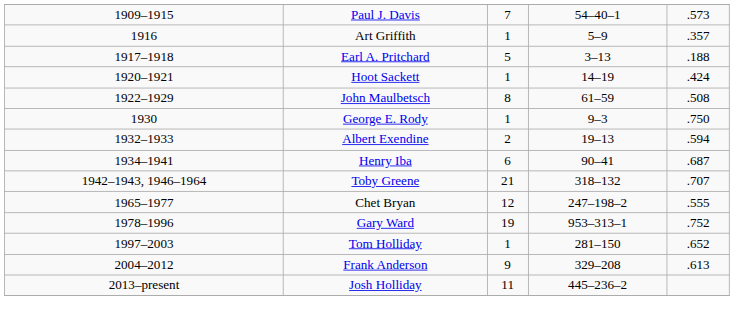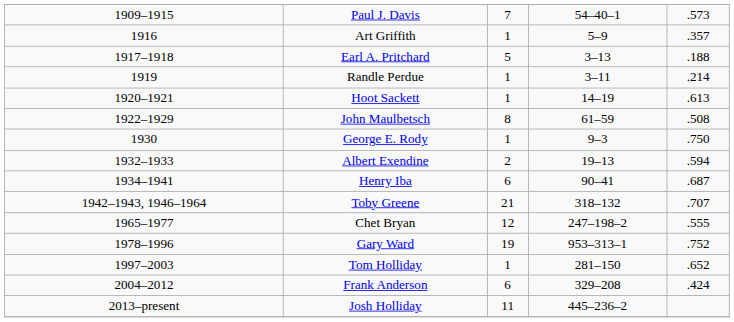+ row: (385, 77)
(698, 77) .424 -> (698, 98) .613
(508, 264) 9 -> (508, 285) 6
(698, 264) .613 -> (698, 285) .424
